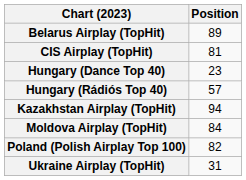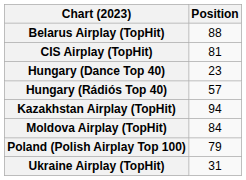(215, 33) 89 -> (215, 33) 88
(215, 147) 82 -> (215, 147) 79
